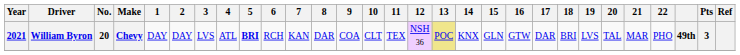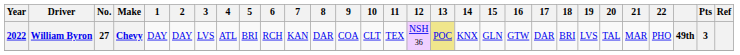(16, 35) 2021 -> (16, 35) 2022
(104, 35) 20 -> (104, 35) 27
(250, 35) bold -> (250, 35) normal
